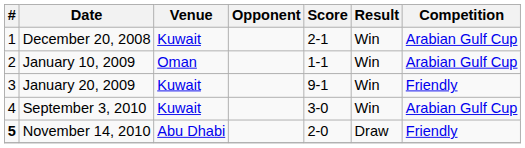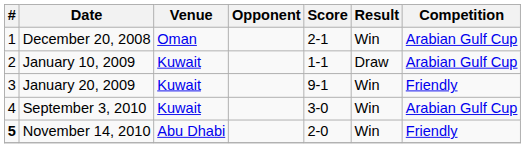(179, 39) Kuwait -> (177, 39) Oman
(177, 62) Oman -> (179, 62) Kuwait
(367, 62) Win -> (372, 62) Draw
(372, 131) Draw -> (367, 131) Win
